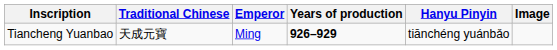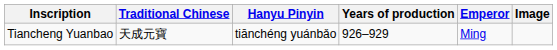columns swapped: (459, 14) <-> (260, 14)
(313, 34) bold -> (365, 34) normal
